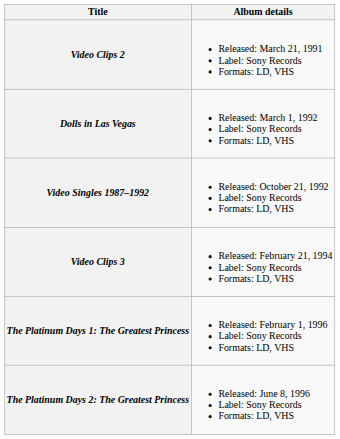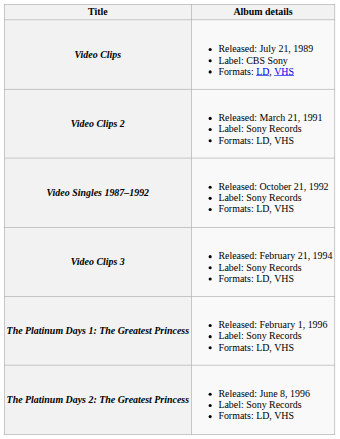+ row: (98, 54)
- row: (98, 123)
